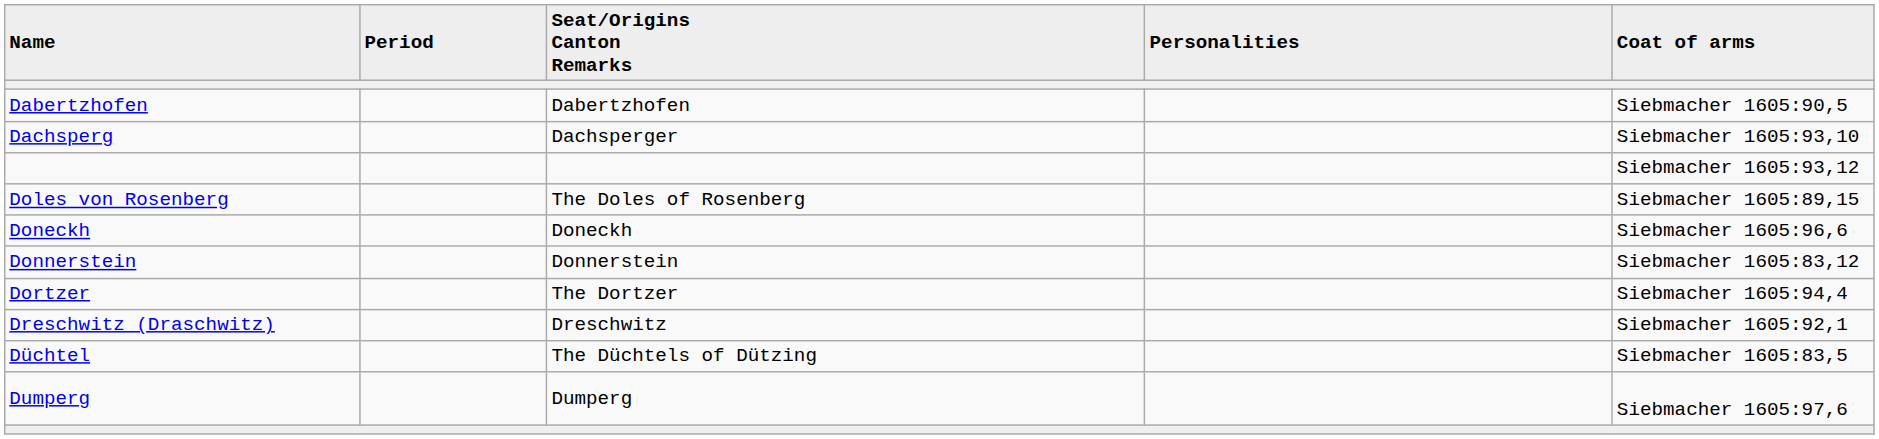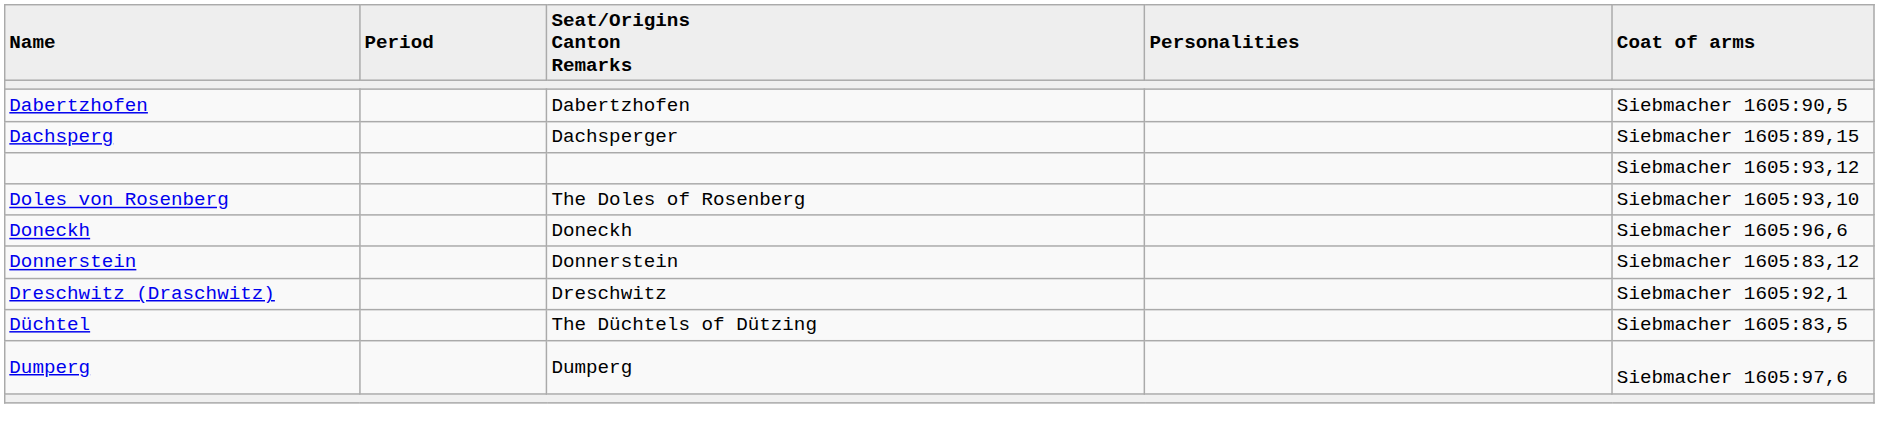(1738, 137) Siebmacher 1605:93,10 -> (1738, 137) Siebmacher 1605:89,15
(1738, 199) Siebmacher 1605:89,15 -> (1738, 199) Siebmacher 1605:93,10
- row: (50, 293)
